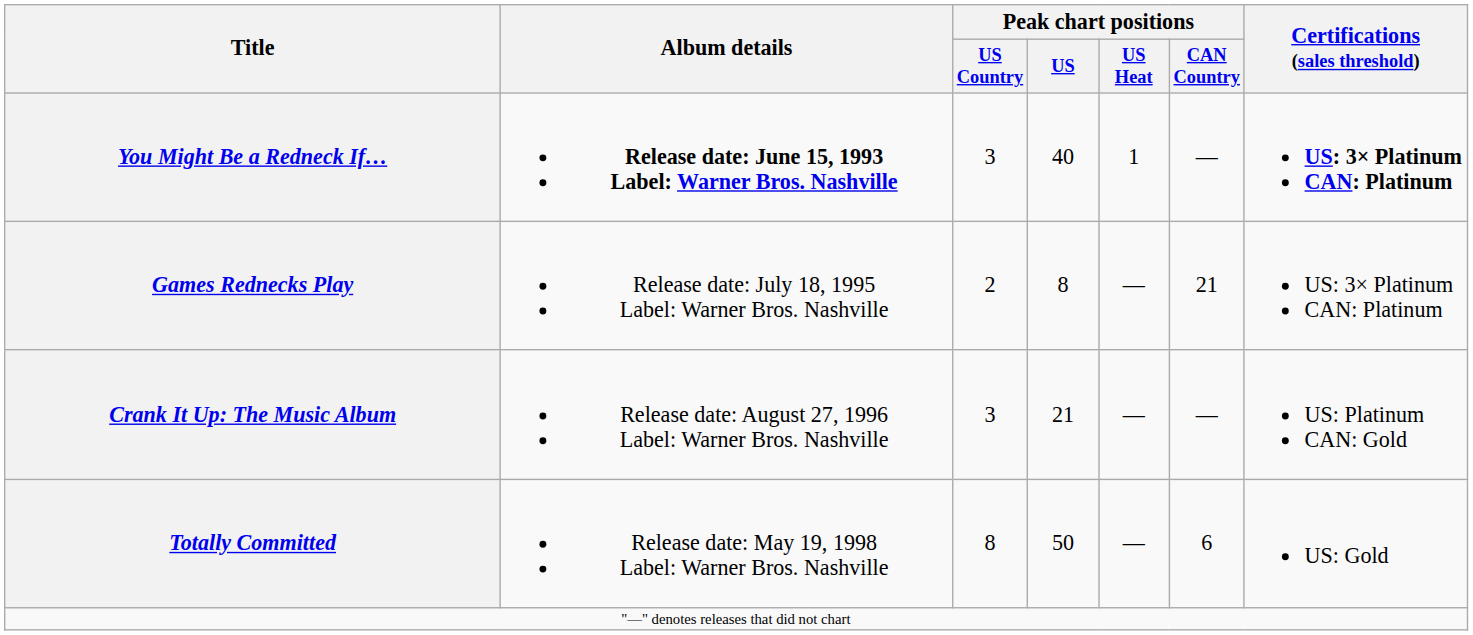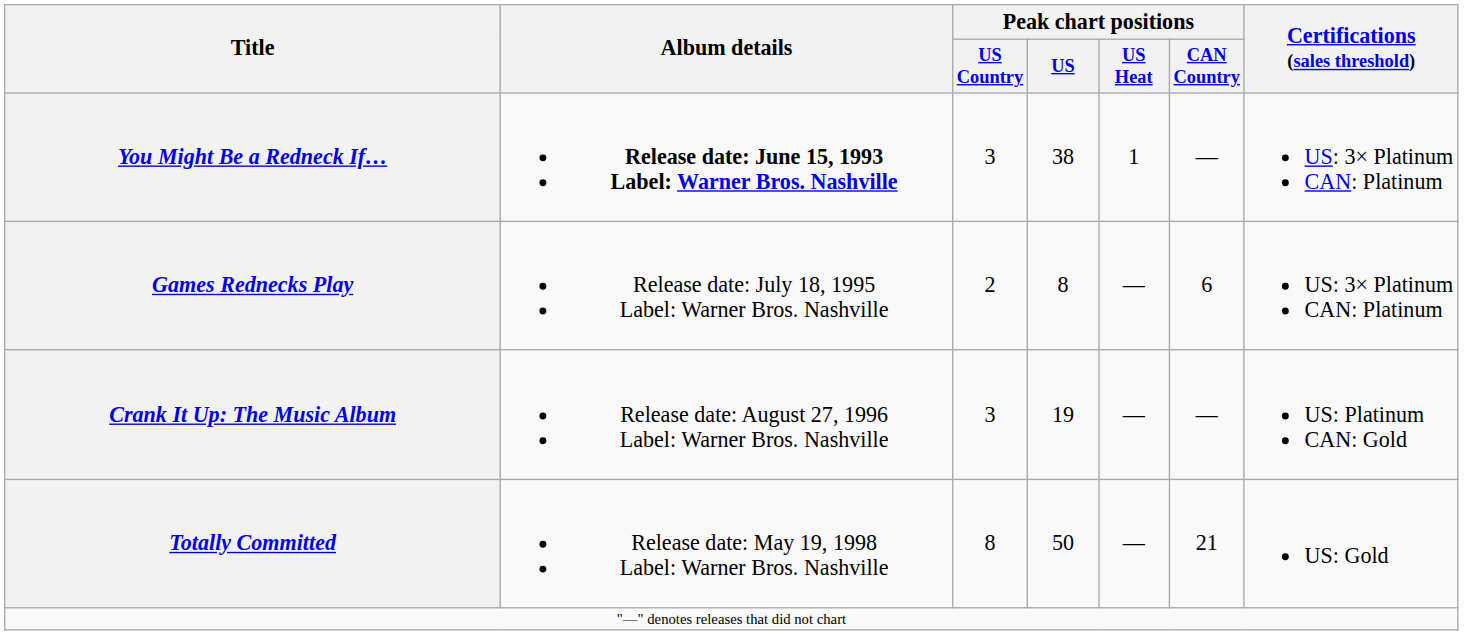(1063, 156) 40 -> (1063, 156) 38
(1356, 169) bold -> (1351, 169) normal
(1207, 285) 21 -> (1207, 285) 6
(1063, 414) 21 -> (1063, 414) 19
(1207, 543) 6 -> (1207, 543) 21
